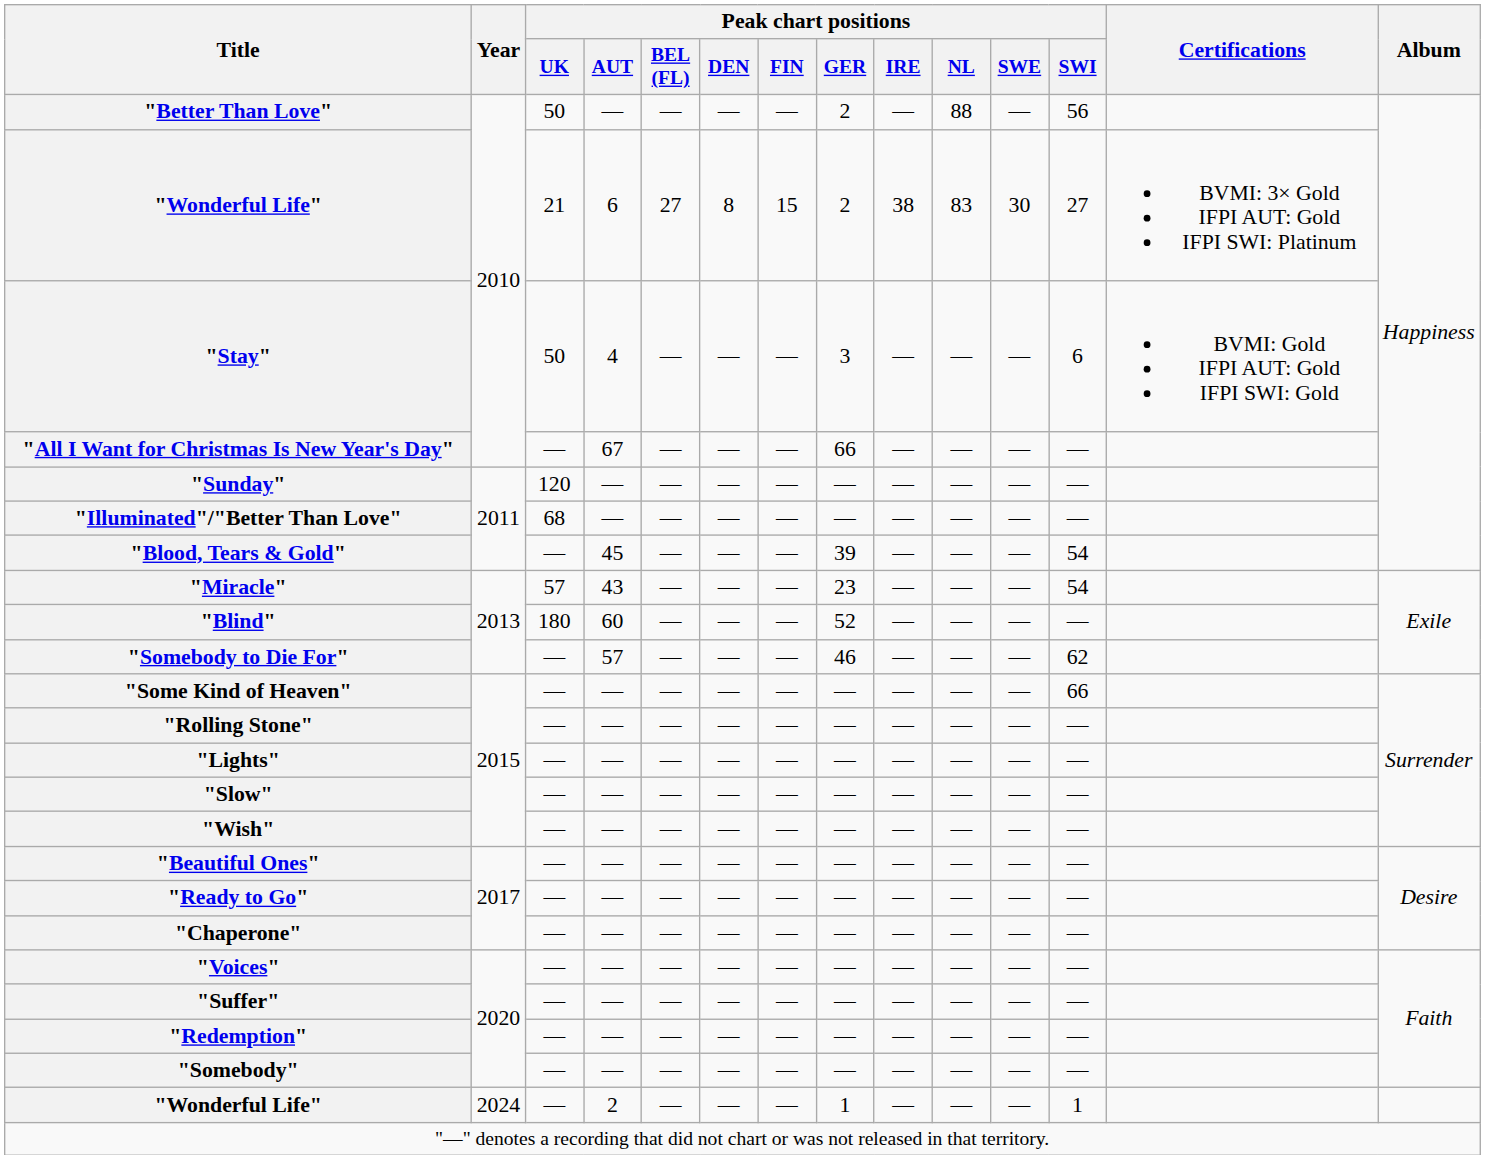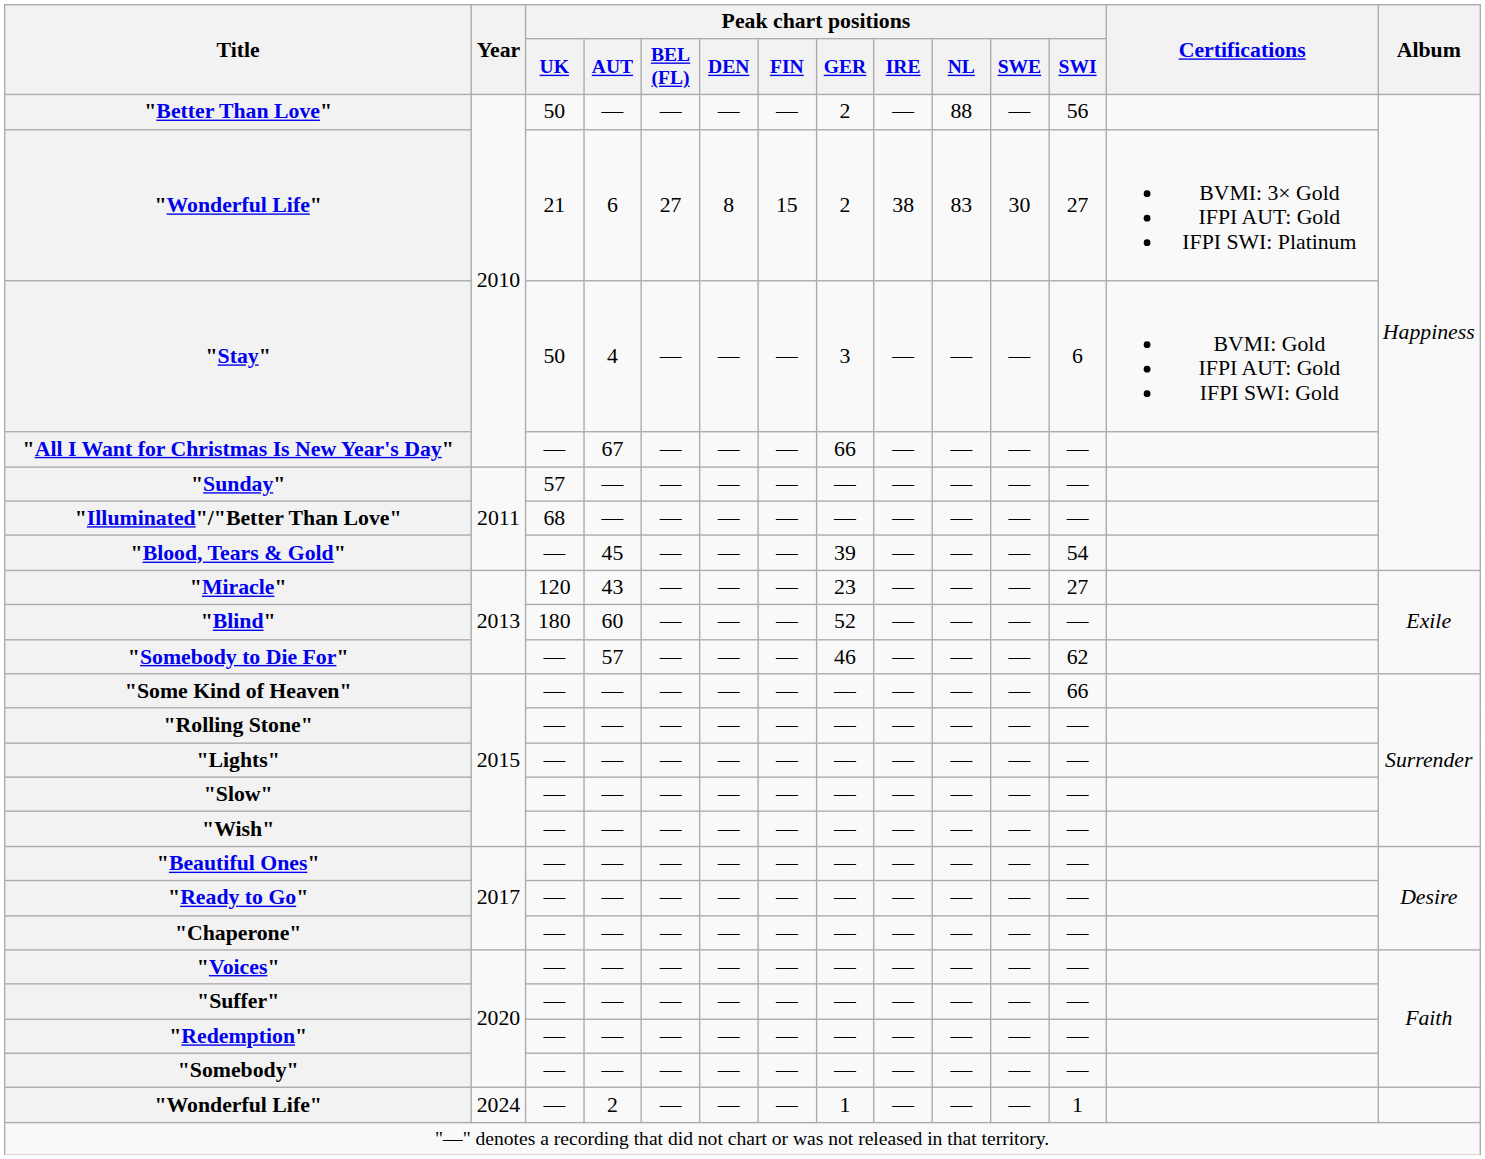(554, 483) 120 -> (554, 483) 57
(554, 587) 57 -> (554, 587) 120
(1078, 587) 54 -> (1078, 587) 27
